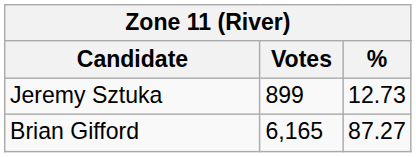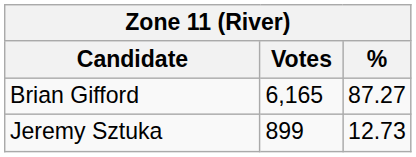rows swapped: (74, 132) <-> (86, 95)
